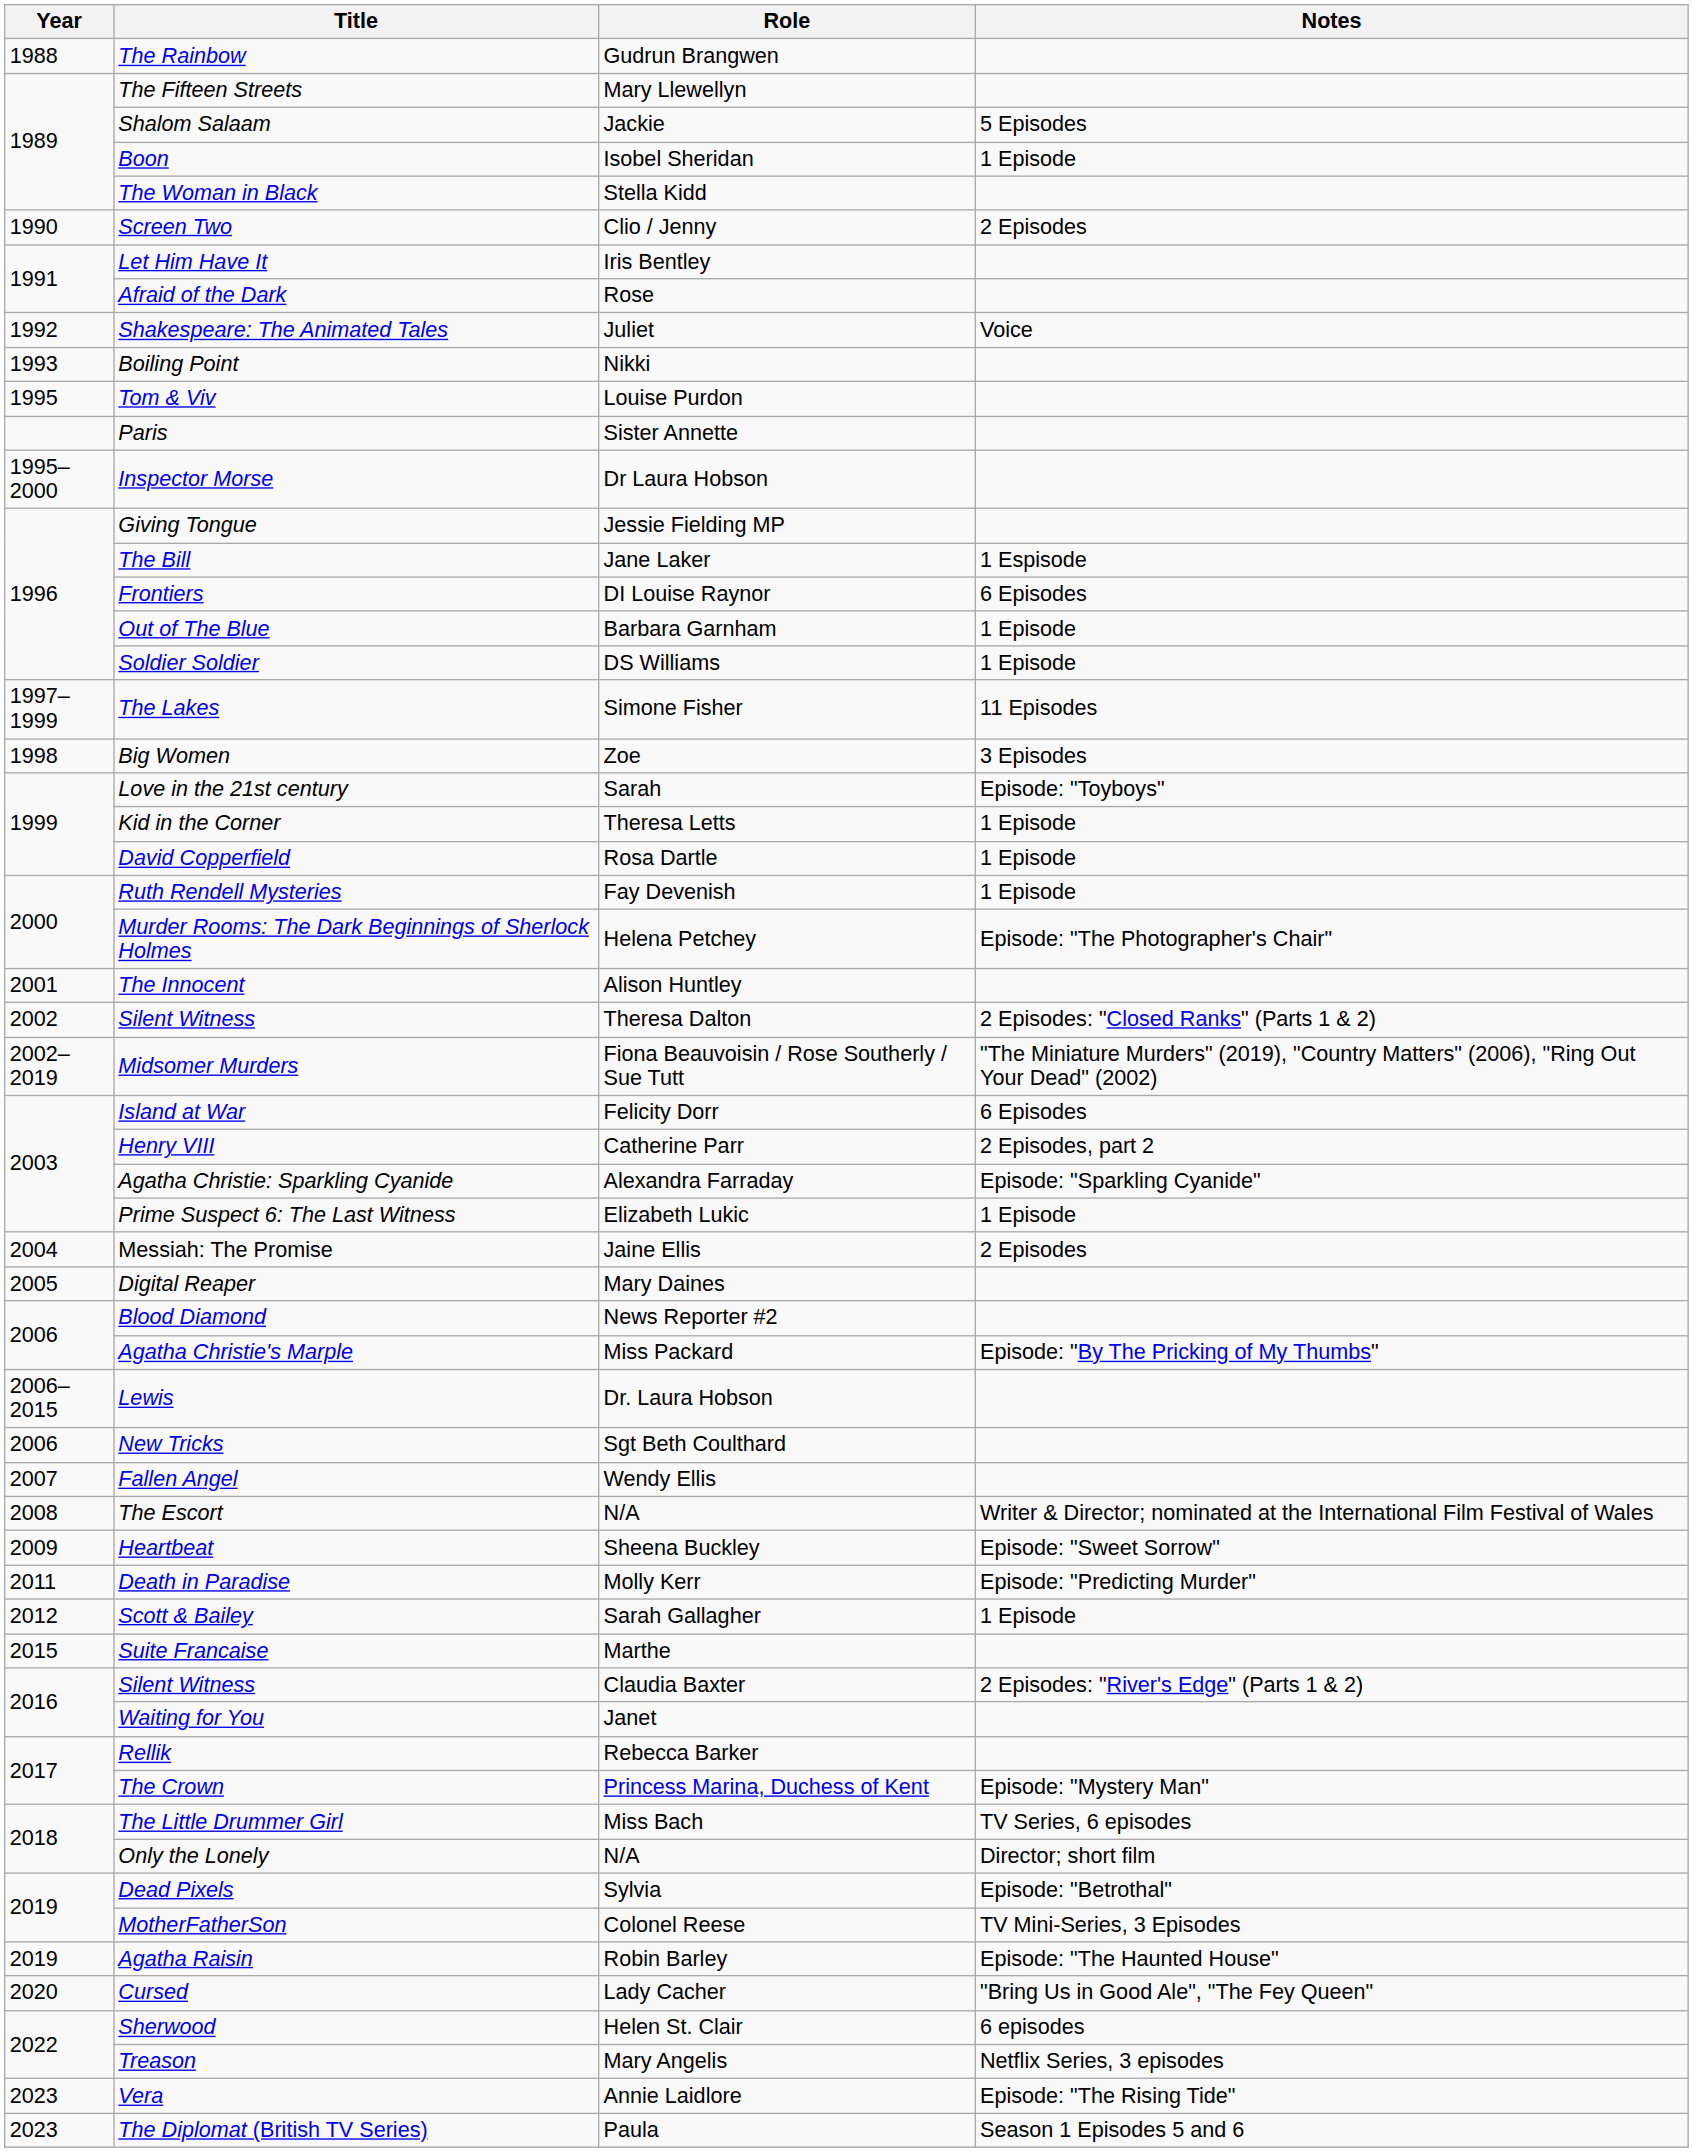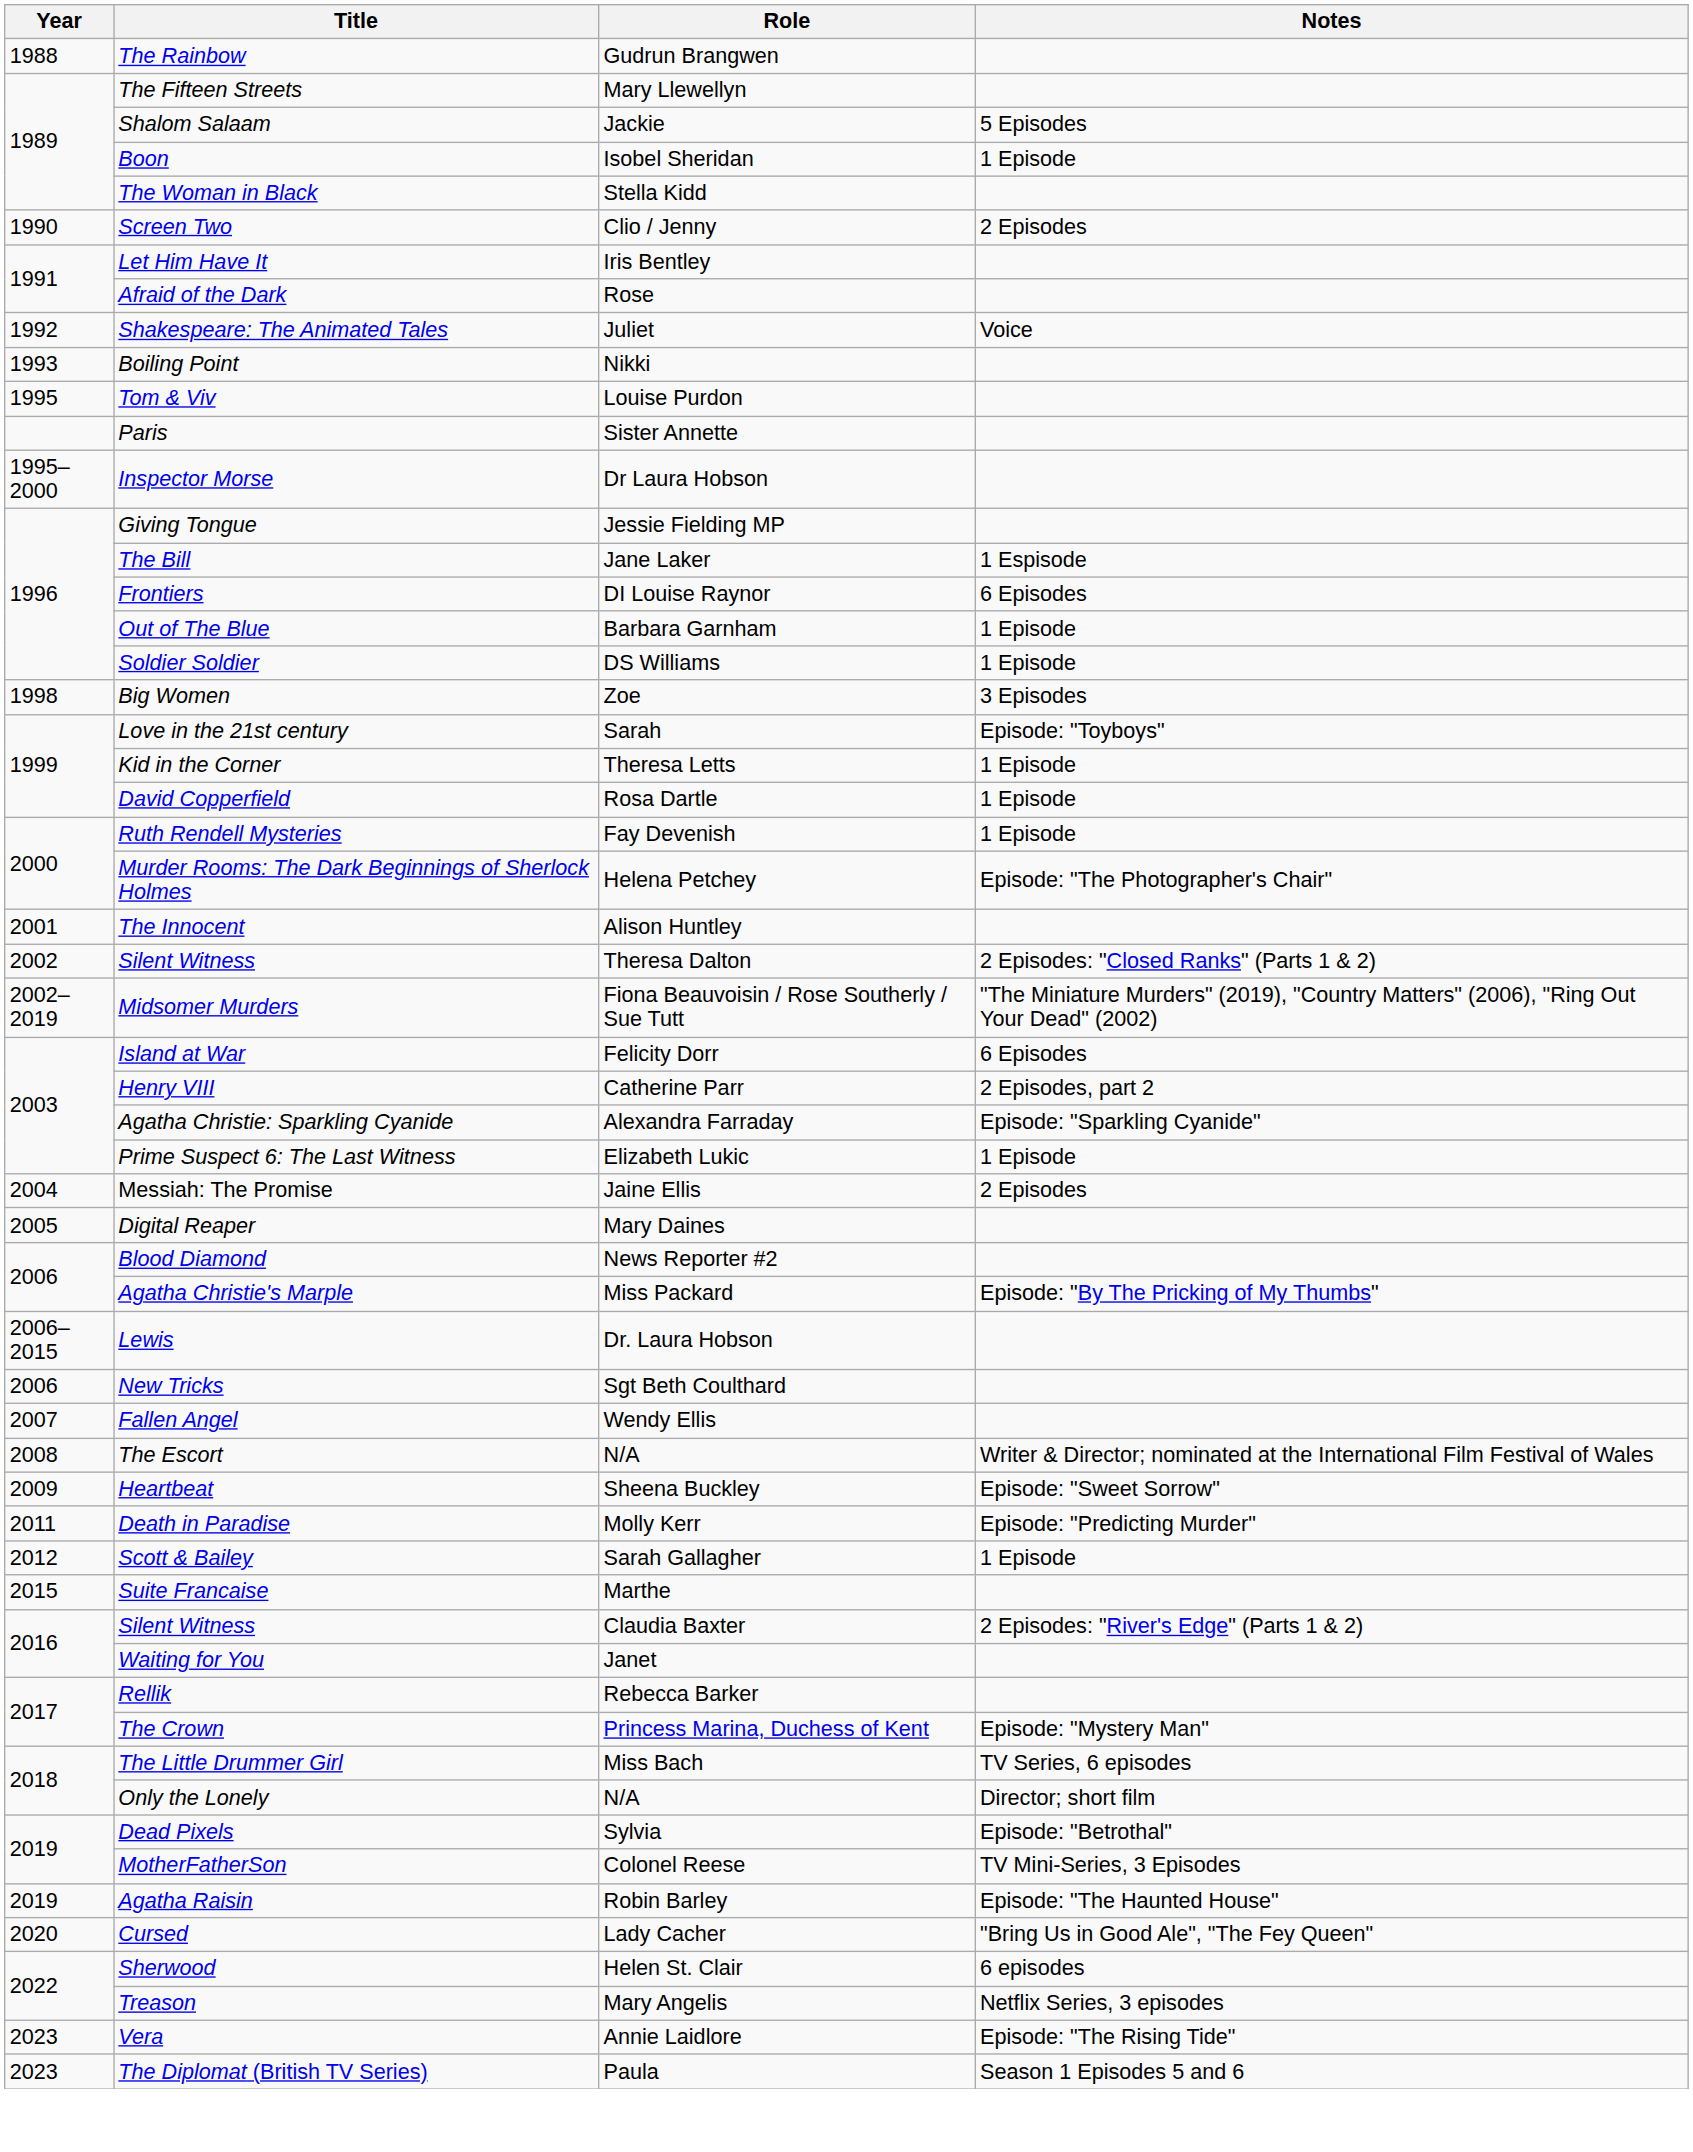- row: (169, 708)
